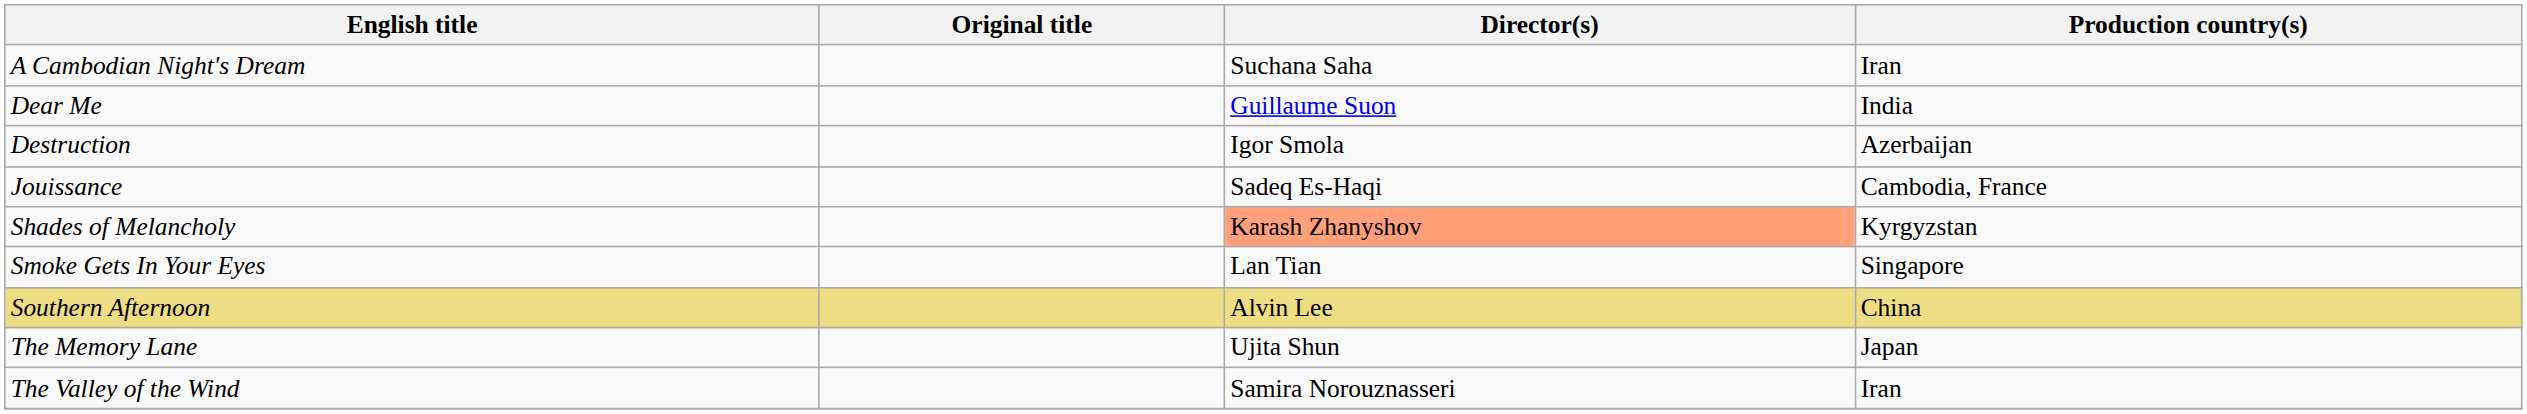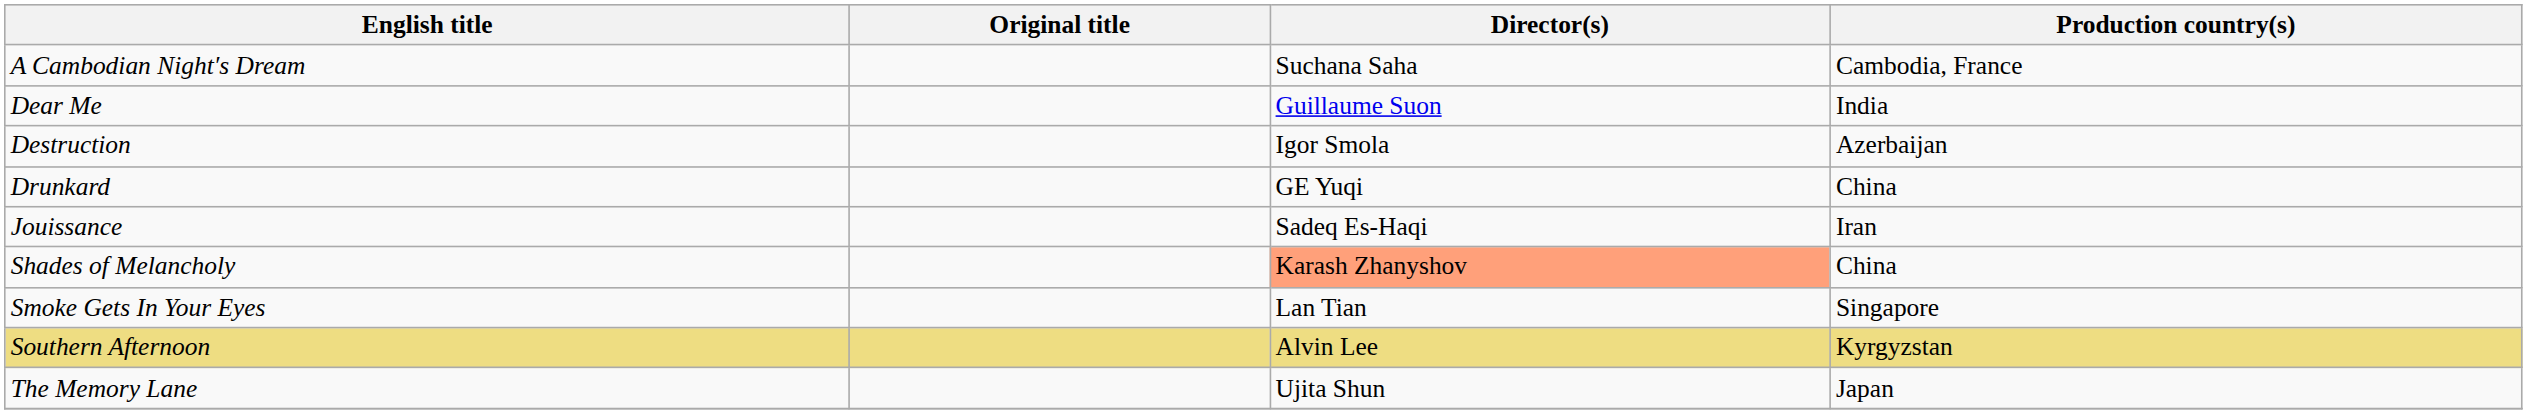(1881, 65) Iran -> (1929, 65) Cambodia, France
+ row: (60, 186)
(1954, 186) Cambodia, France -> (1856, 226) Iran
(1919, 226) Kyrgyzstan -> (1866, 266) China
(1891, 307) China -> (1894, 347) Kyrgyzstan
- row: (125, 387)
